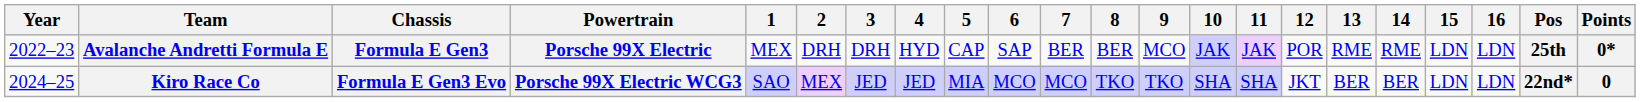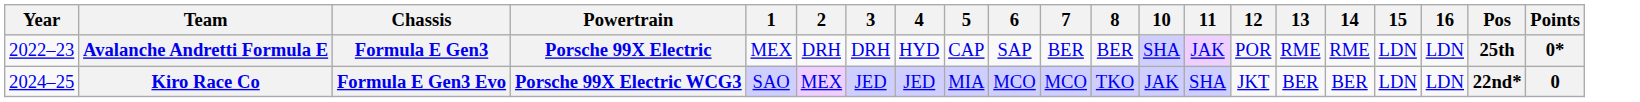- column: (1164, 19)
(1213, 50) JAK -> (1162, 50) SHA
(1213, 80) SHA -> (1162, 80) JAK
